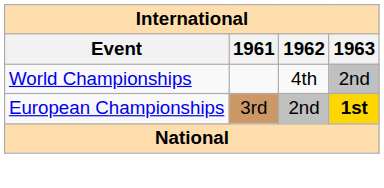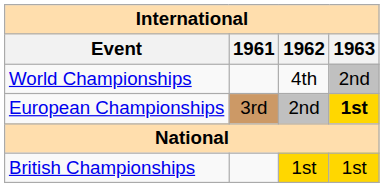+ row: (102, 167)
